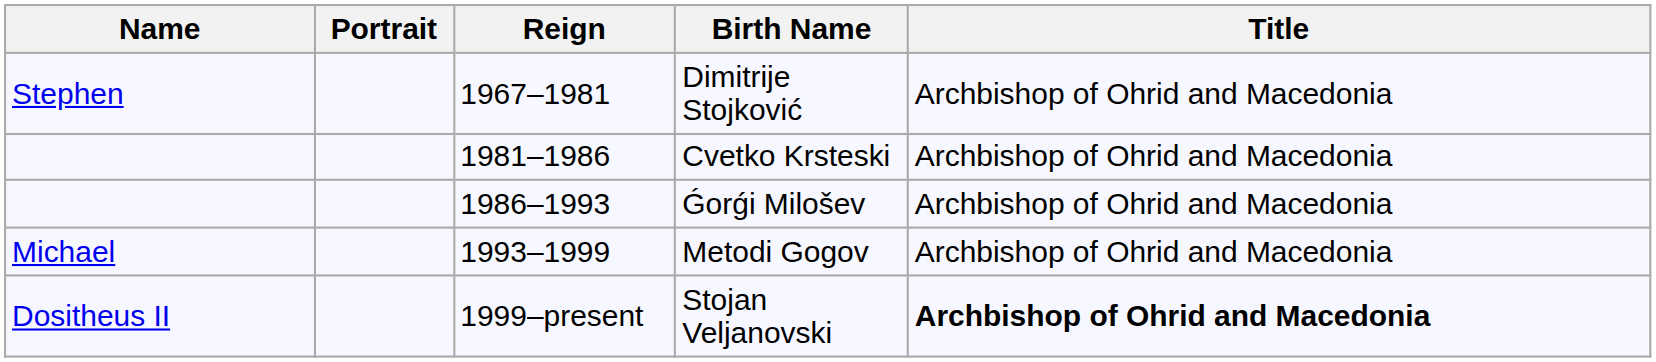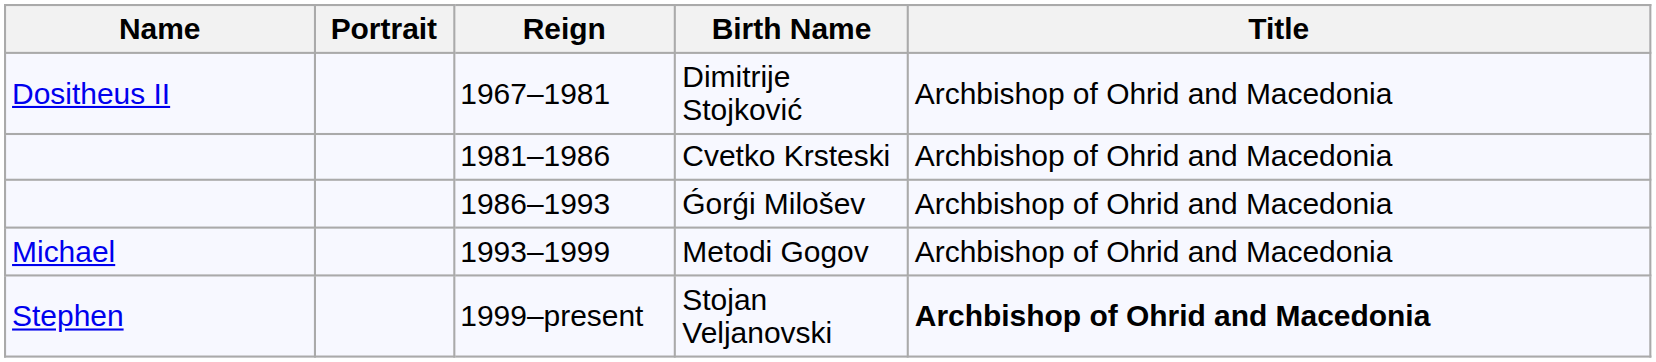(68, 93) Stephen -> (91, 93) Dositheus II
(91, 316) Dositheus II -> (68, 316) Stephen
